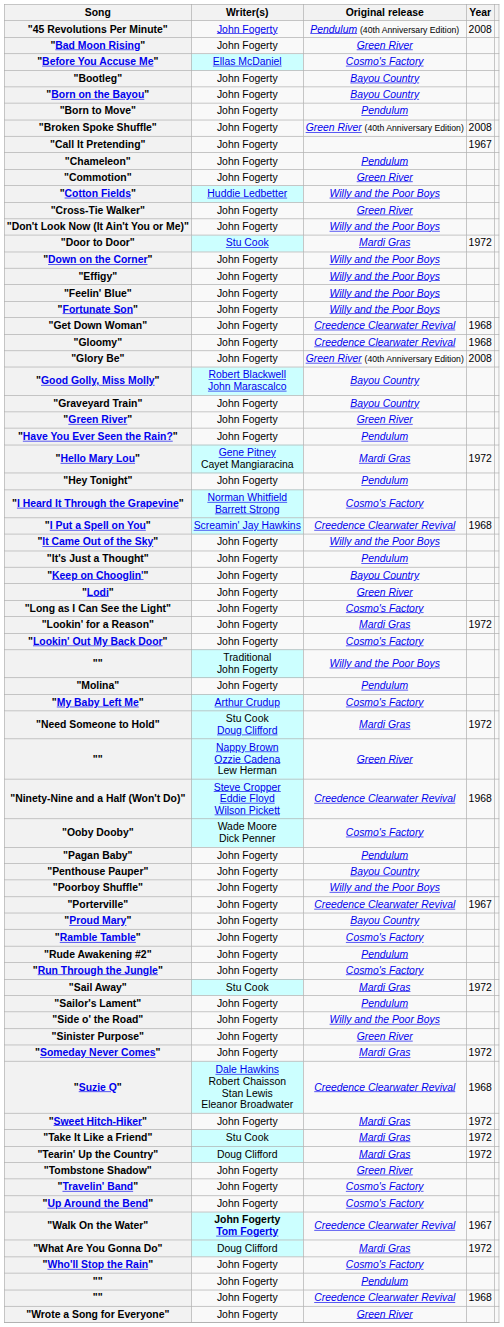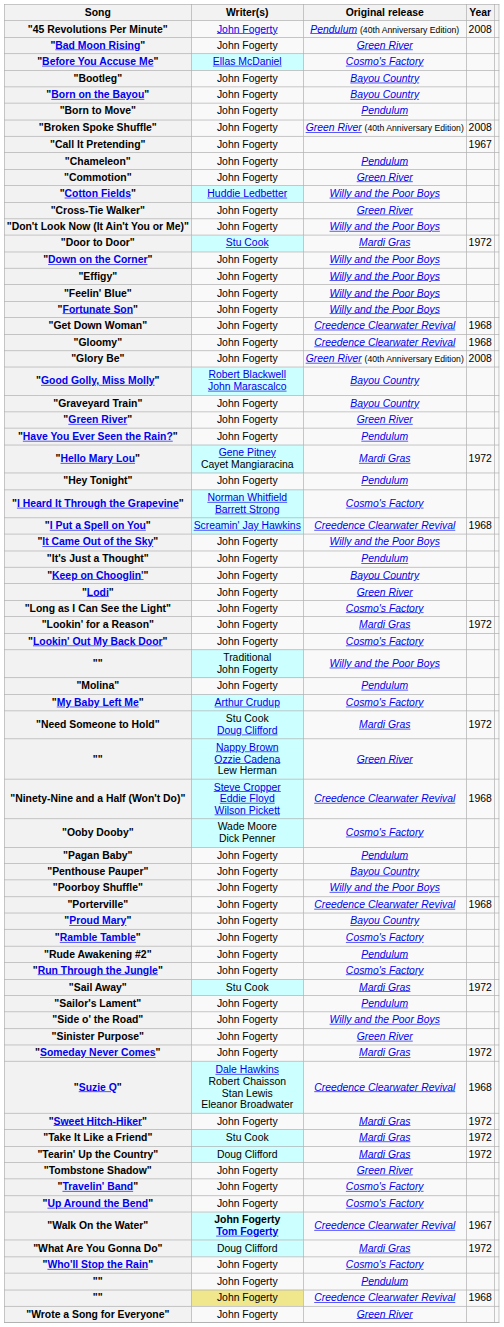(480, 904) 1967 -> (480, 904) 1968
(247, 1298) no background -> (247, 1298) khaki background
